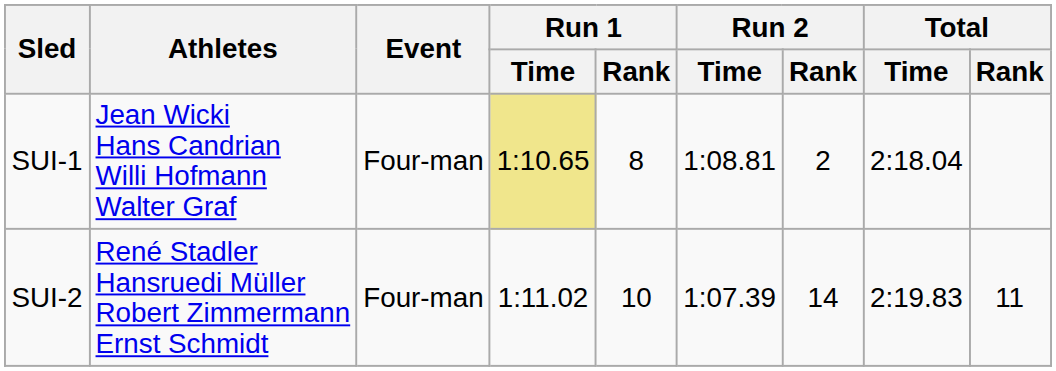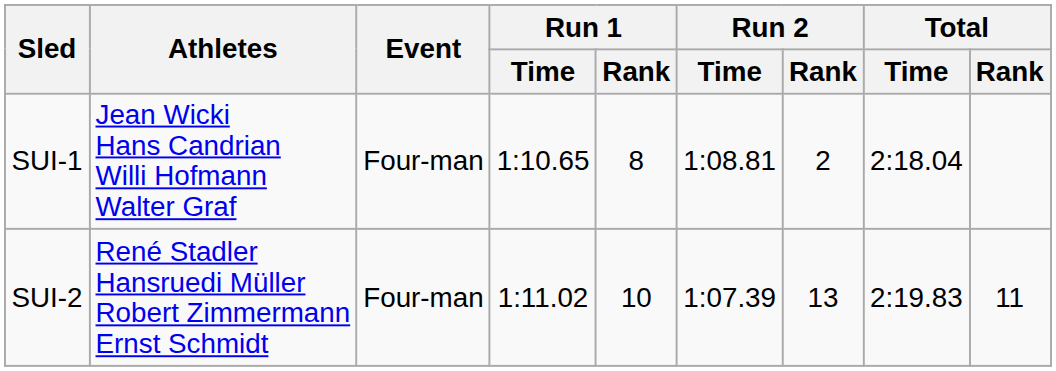(543, 161) khaki background -> (543, 161) no background
(823, 298) 14 -> (823, 298) 13
